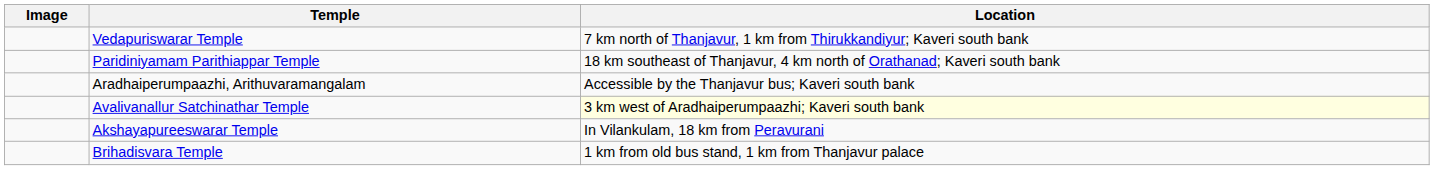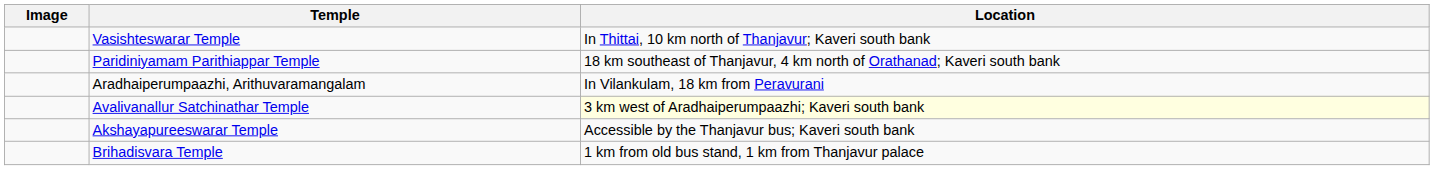- row: (168, 38)
+ row: (166, 38)
(749, 84) Accessible by the Thanjavur bus; Kaveri south bank -> (704, 84) In Vilankulam, 18 km from Peravurani
(704, 130) In Vilankulam, 18 km from Peravurani -> (749, 130) Accessible by the Thanjavur bus; Kaveri south bank
